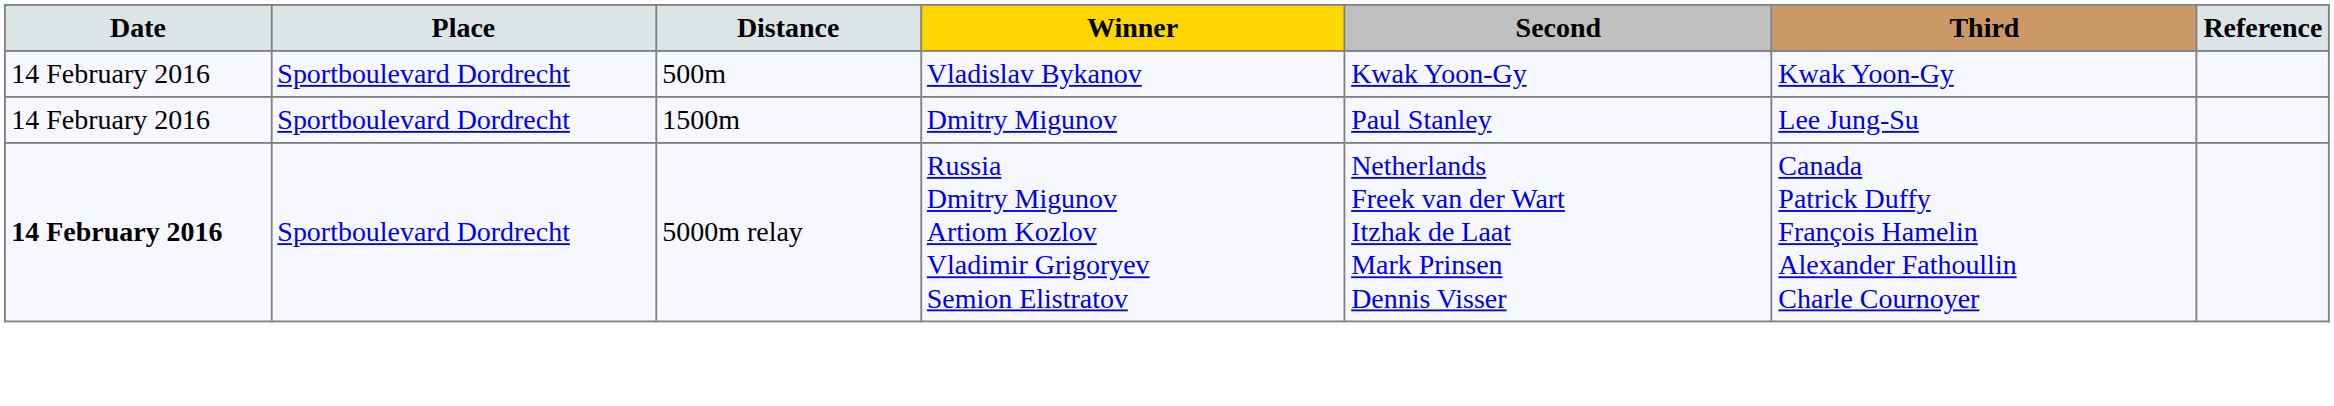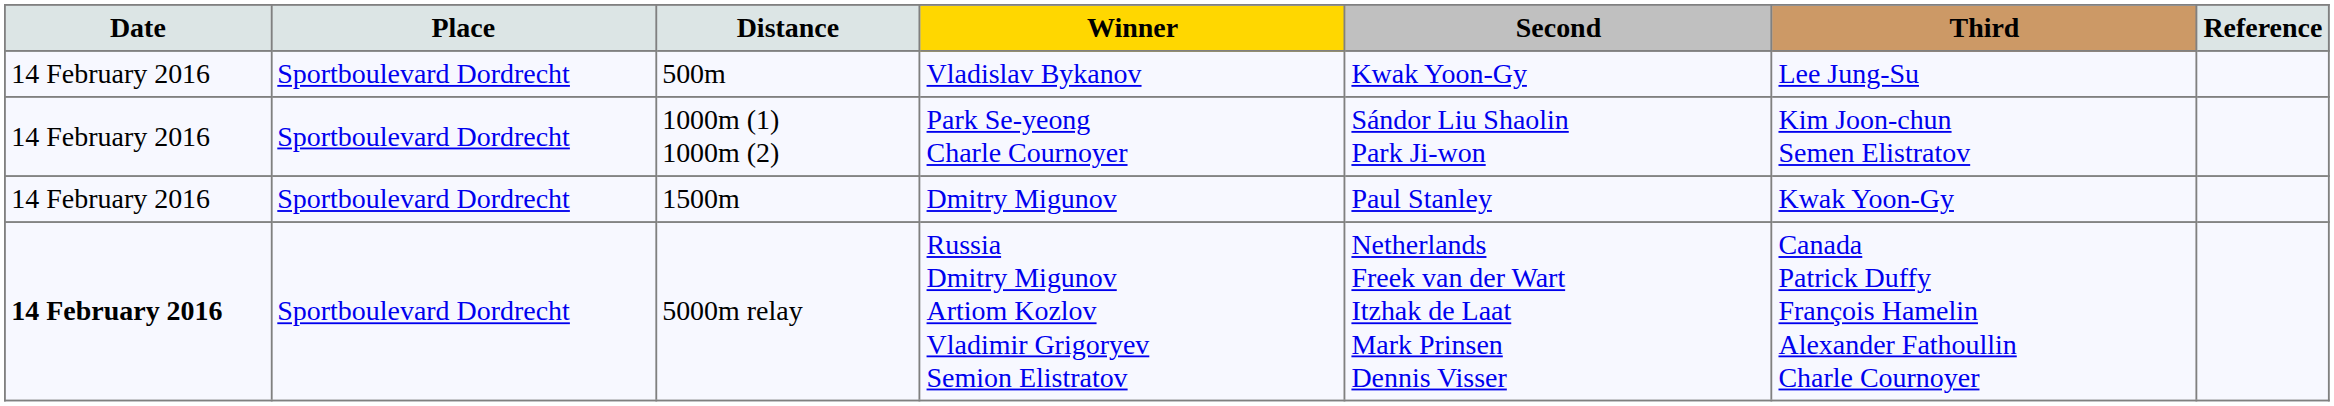(1866, 73) Kwak Yoon-Gy -> (1849, 73) Lee Jung-Su
+ row: (721, 136)
(1849, 119) Lee Jung-Su -> (1866, 198) Kwak Yoon-Gy
